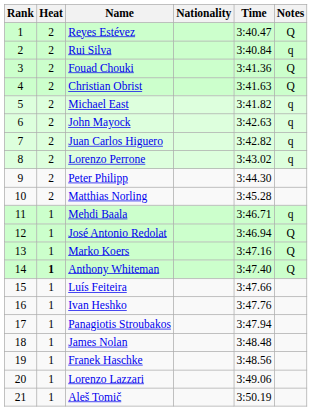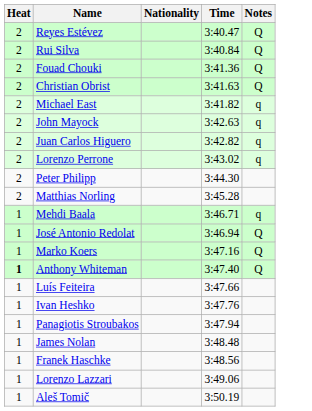- column: (20, 13)
(291, 50) q -> (258, 50) Q
